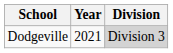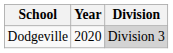(88, 36) 2021 -> (88, 36) 2020
